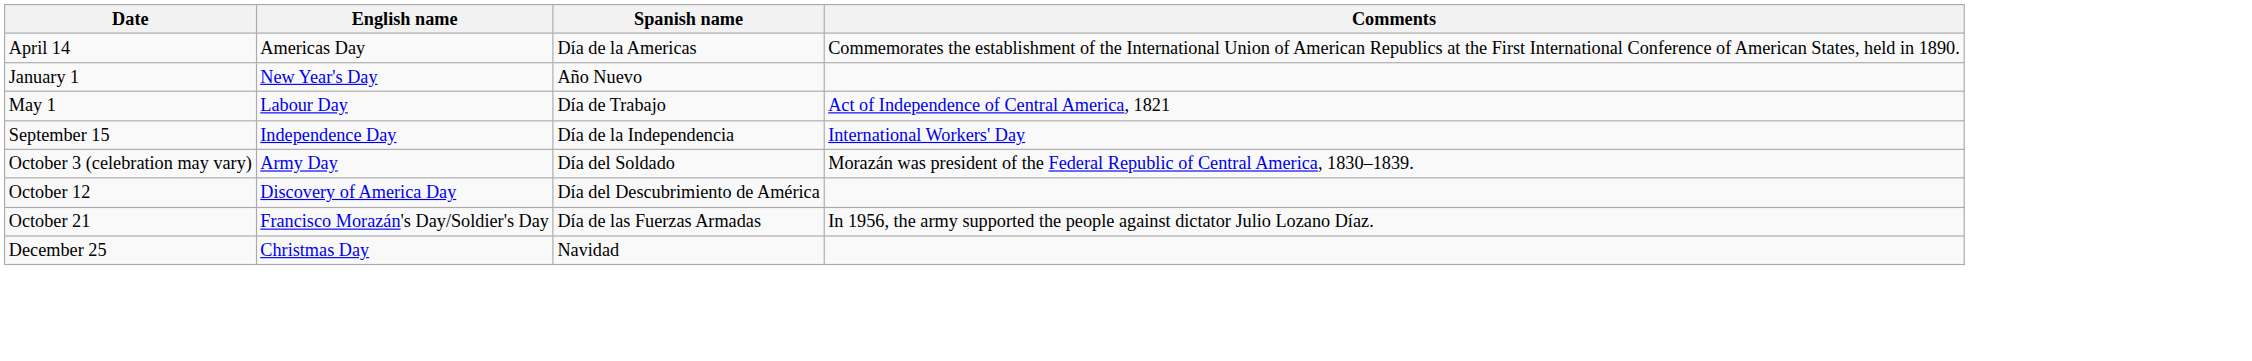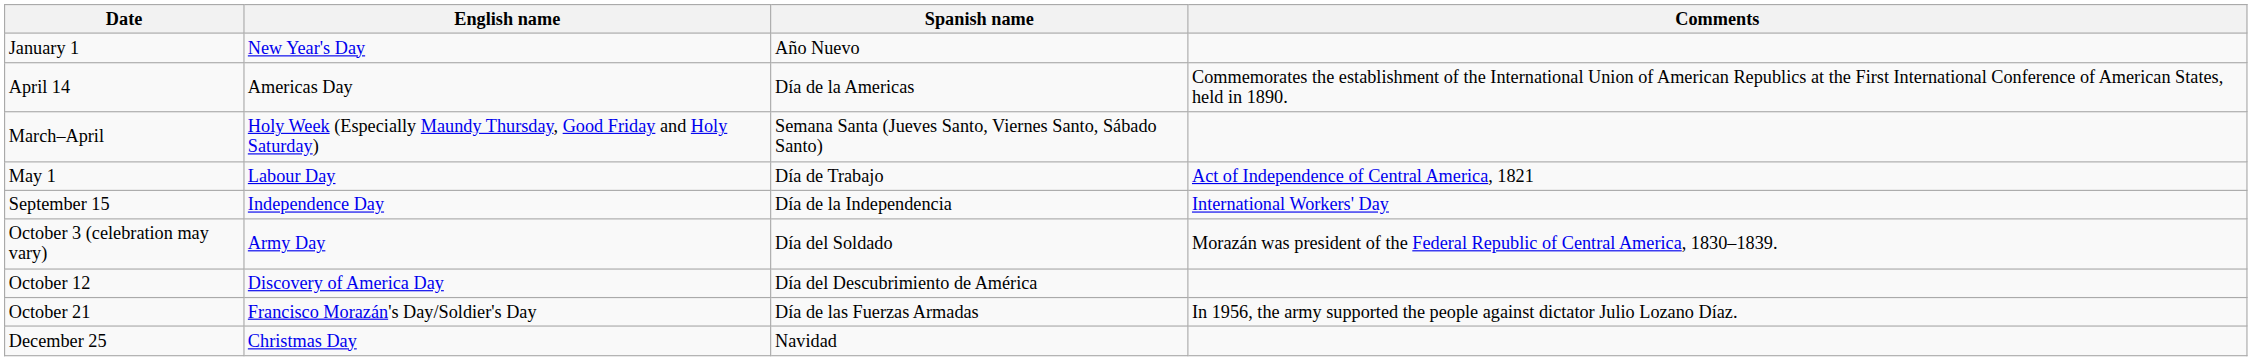rows swapped: (44, 76) <-> (39, 47)
+ row: (56, 136)
